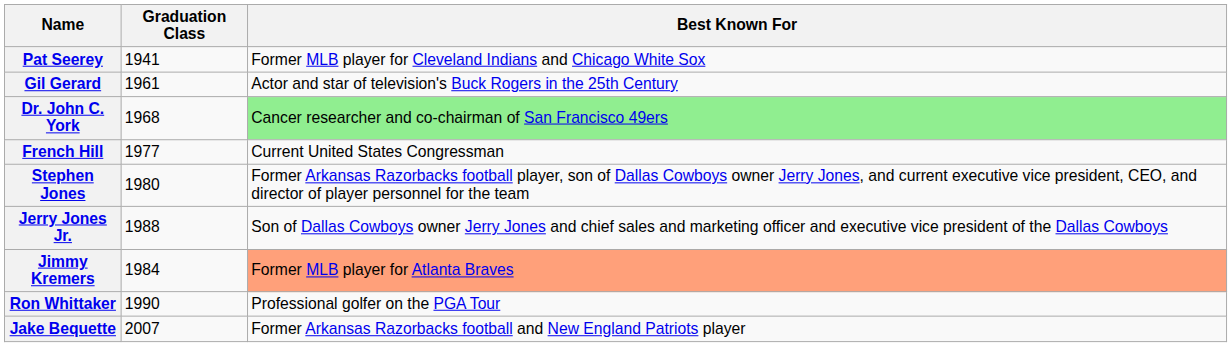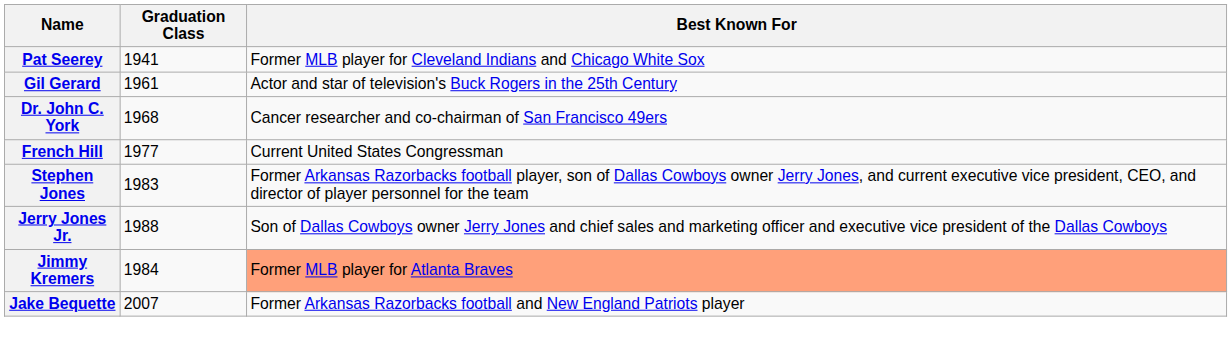(460, 117) lightgreen background -> (459, 117) no background
(142, 185) 1980 -> (141, 185) 1983
- row: (63, 304)
